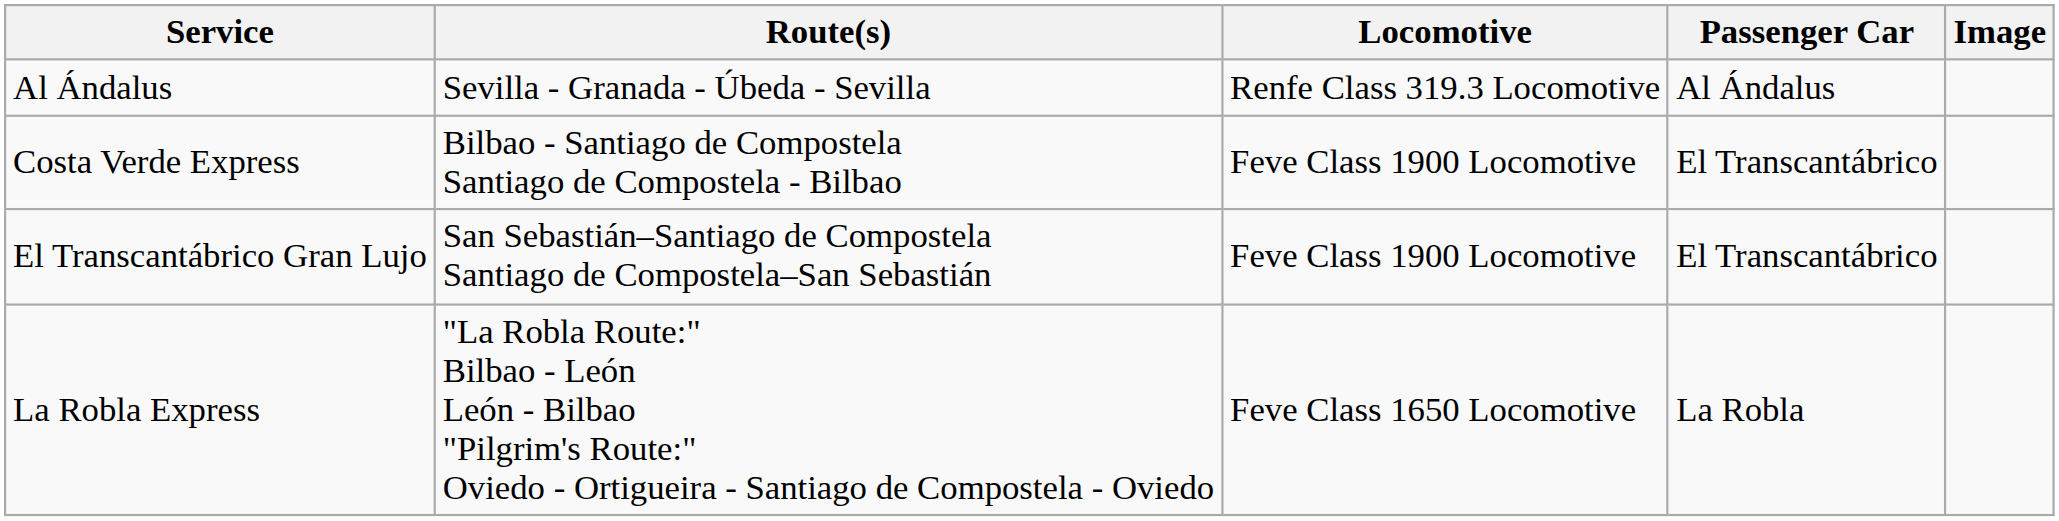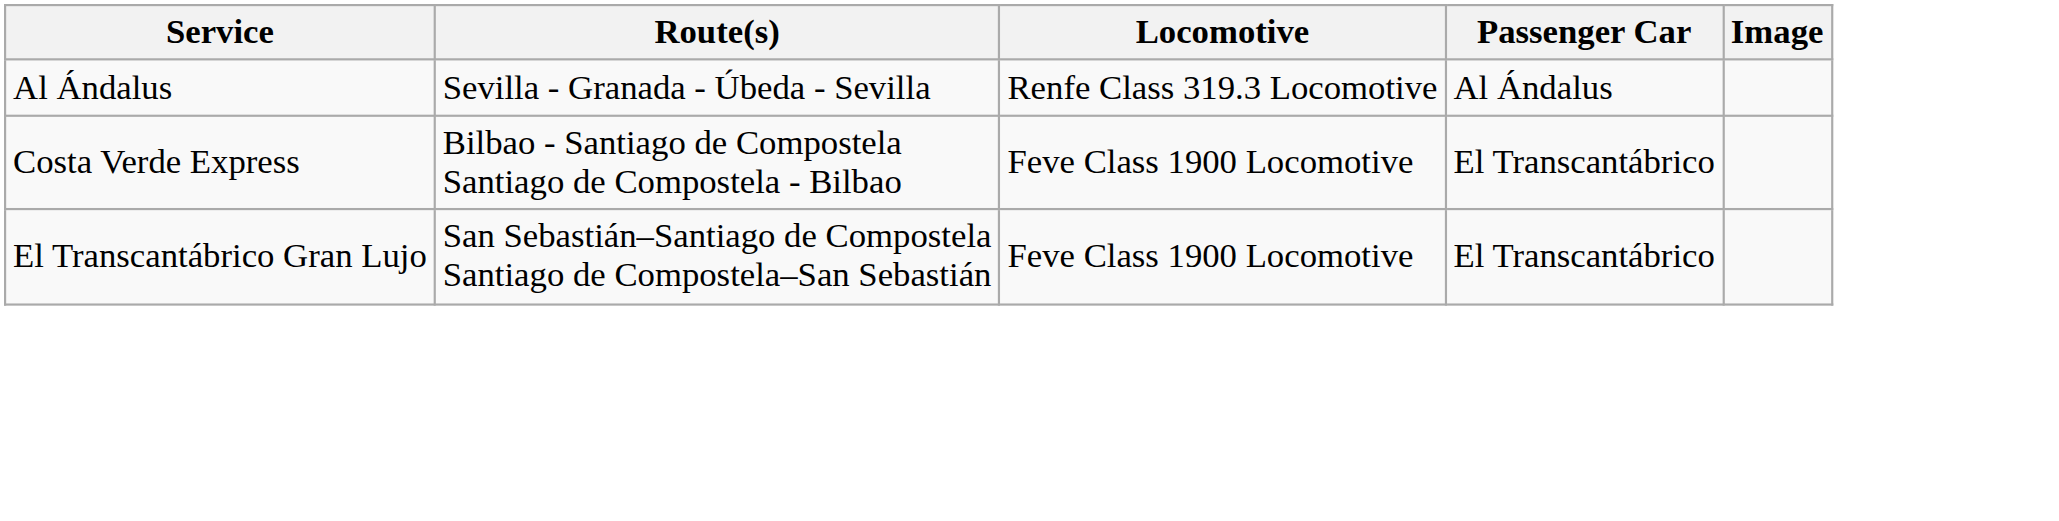- row: (137, 408)
